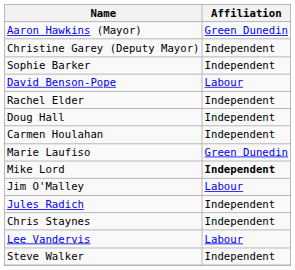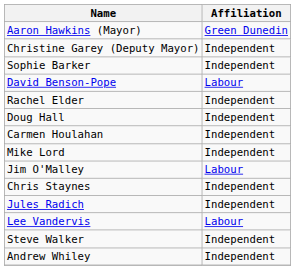- row: (49, 152)
(240, 169) bold -> (240, 152) normal
rows swapped: (45, 204) <-> (49, 222)
+ row: (49, 256)
